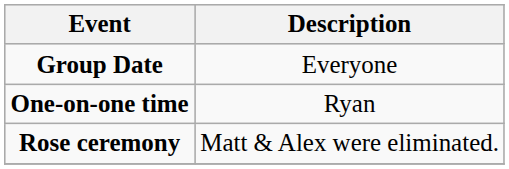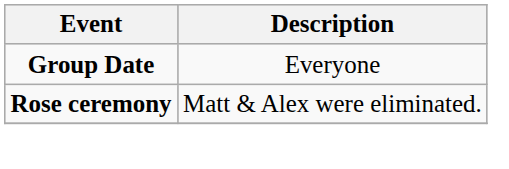- row: (100, 103)
